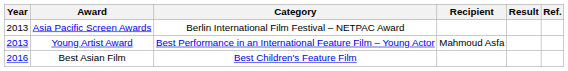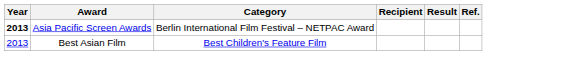(17, 27) normal -> (17, 27) bold
- row: (92, 43)
(17, 58) 2016 -> (17, 43) 2013
